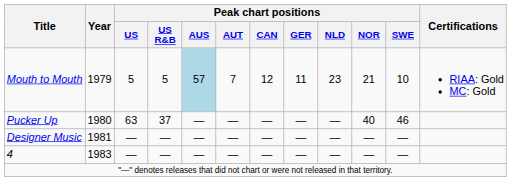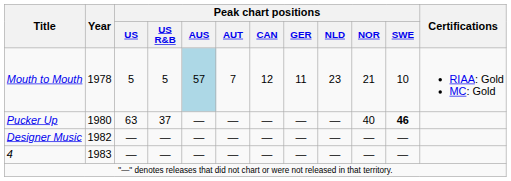(100, 79) 1979 -> (100, 79) 1978
(403, 120) normal -> (403, 120) bold
(100, 137) 1981 -> (100, 137) 1982
